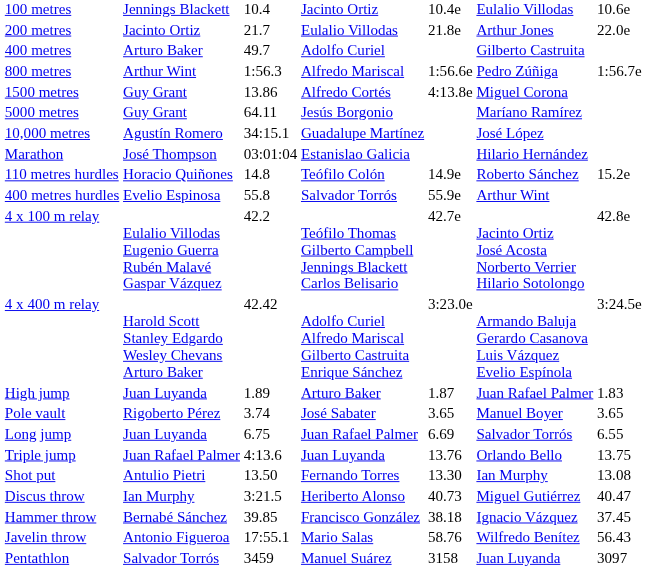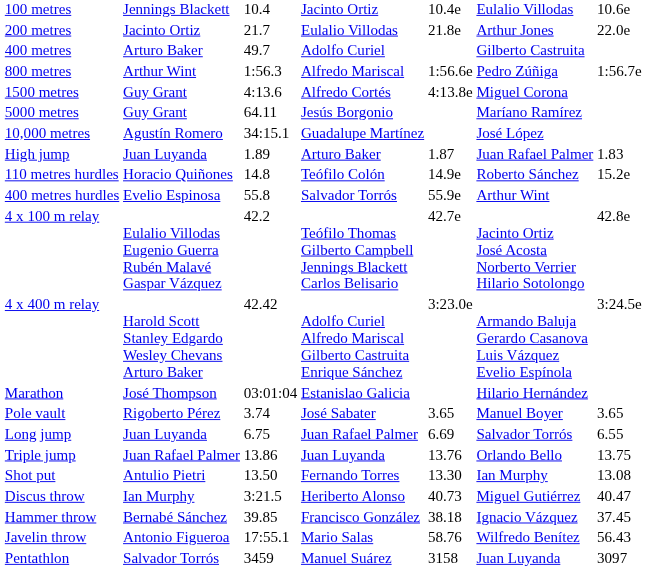(261, 92) 13.86 -> (263, 92) 4:13.6
rows swapped: (34, 154) <-> (37, 392)
(263, 454) 4:13.6 -> (261, 454) 13.86
